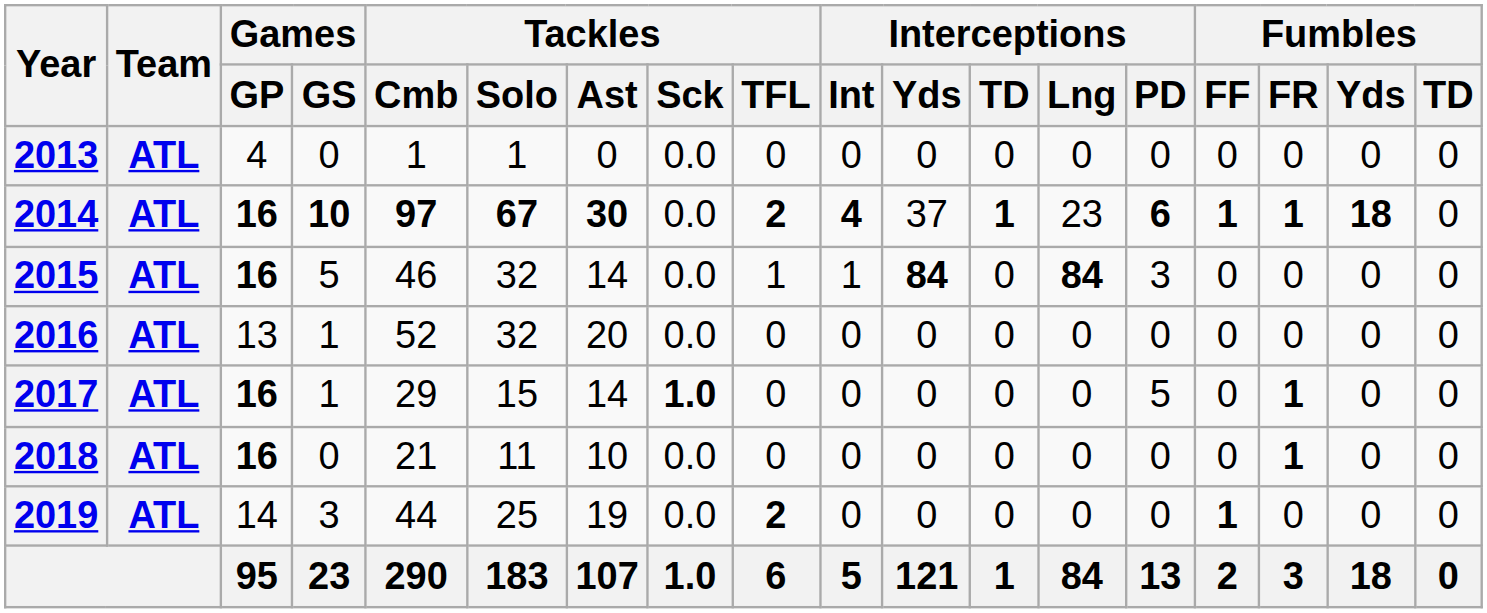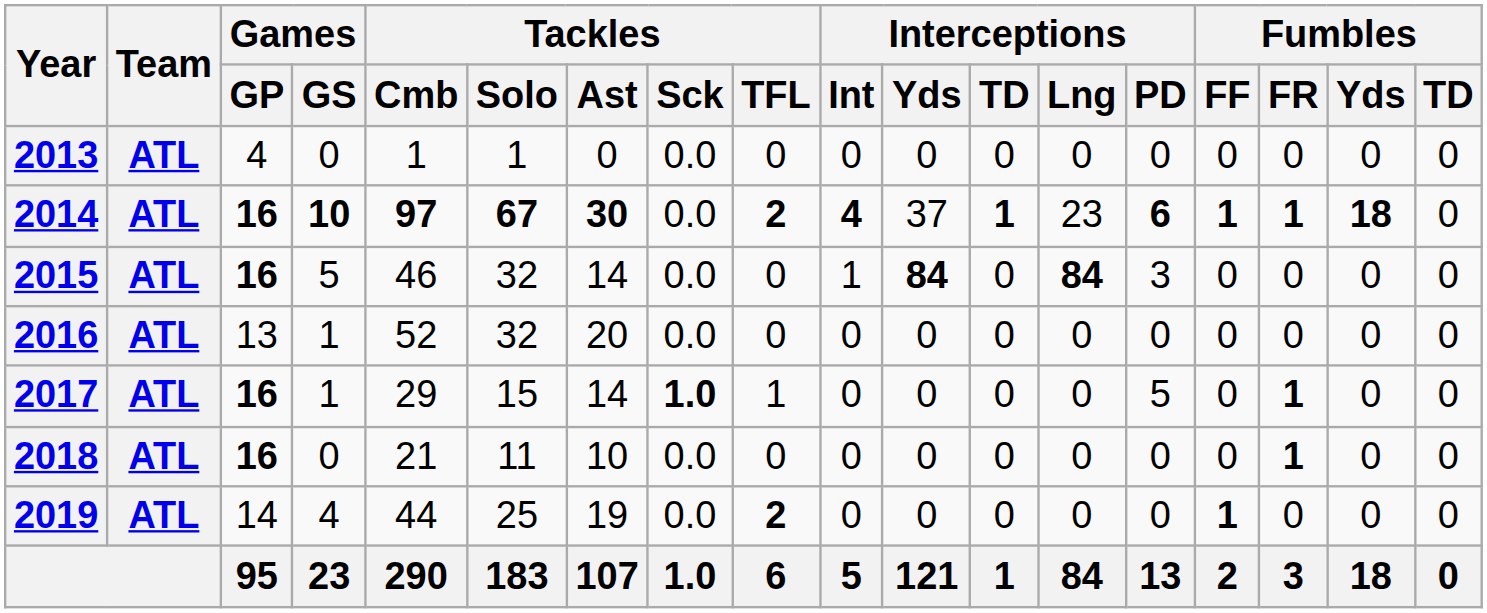(776, 275) 1 -> (776, 275) 0
(776, 395) 0 -> (776, 395) 1
(329, 515) 3 -> (329, 515) 4
